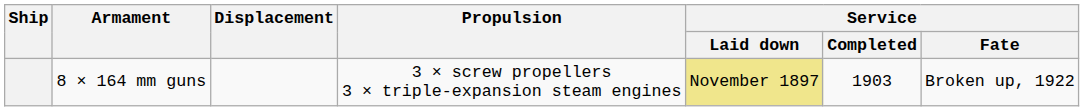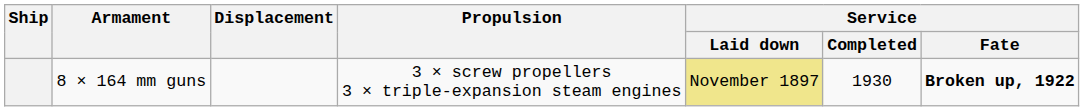(872, 82) 1903 -> (872, 82) 1930
(1000, 82) normal -> (1000, 82) bold
